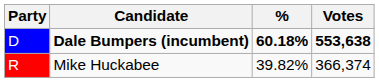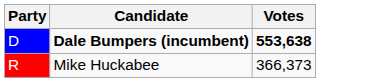- column: (282, 16)
(343, 65) 366,374 -> (284, 65) 366,373
